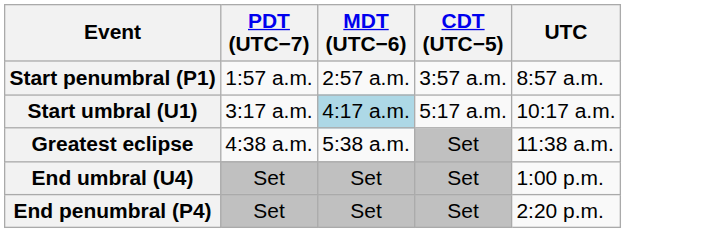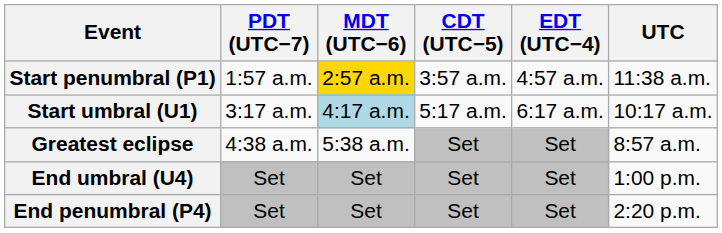+ column: (560, 32)
(366, 77) no background -> (366, 77) gold background
(560, 77) 8:57 a.m. -> (662, 77) 11:38 a.m.
(565, 144) 11:38 a.m. -> (657, 144) 8:57 a.m.
